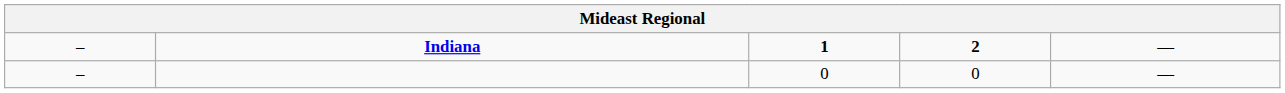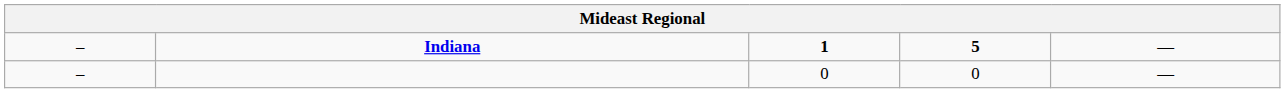(975, 46) 2 -> (975, 46) 5
